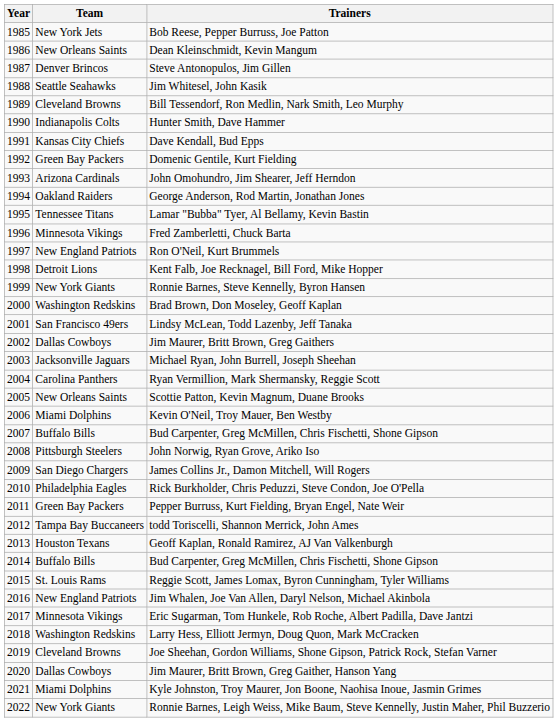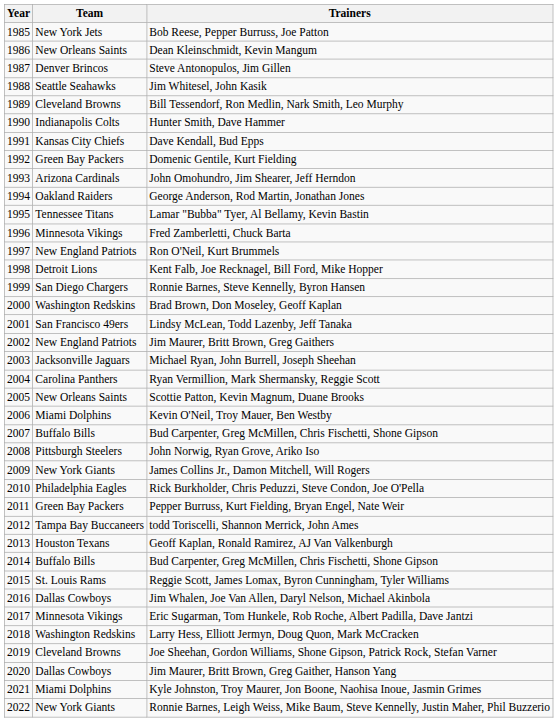(75, 287) New York Giants -> (82, 287) San Diego Chargers
(73, 342) Dallas Cowboys -> (86, 342) New England Patriots
(82, 470) San Diego Chargers -> (75, 470) New York Giants
(86, 598) New England Patriots -> (73, 598) Dallas Cowboys
